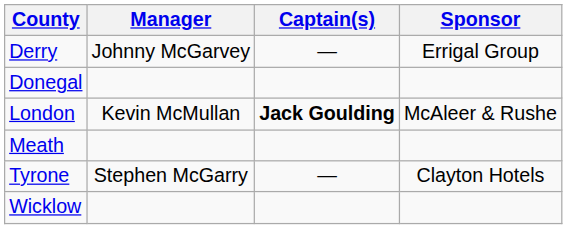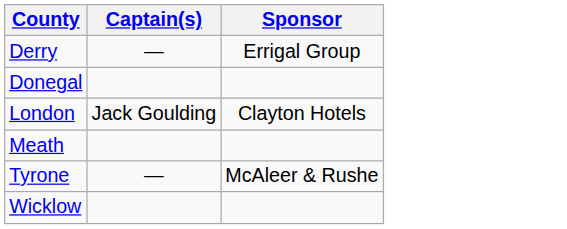- column: (171, 20)
(327, 113) bold -> (154, 113) normal
(480, 113) McAleer & Rushe -> (302, 113) Clayton Hotels
(480, 176) Clayton Hotels -> (302, 176) McAleer & Rushe
